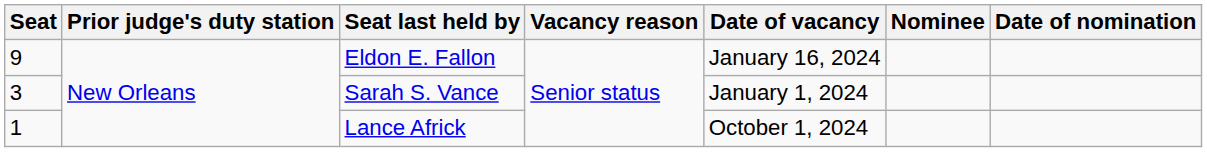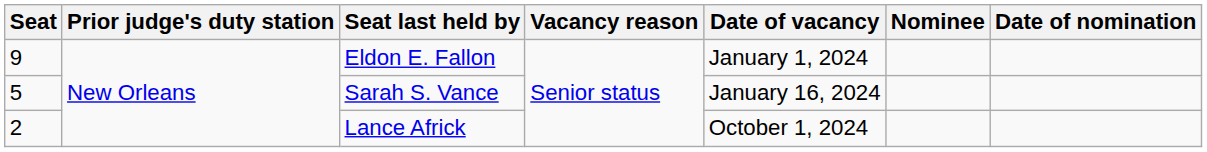(795, 57) January 16, 2024 -> (788, 57) January 1, 2024
(16, 92) 3 -> (16, 92) 5
(788, 92) January 1, 2024 -> (795, 92) January 16, 2024
(16, 127) 1 -> (16, 127) 2
